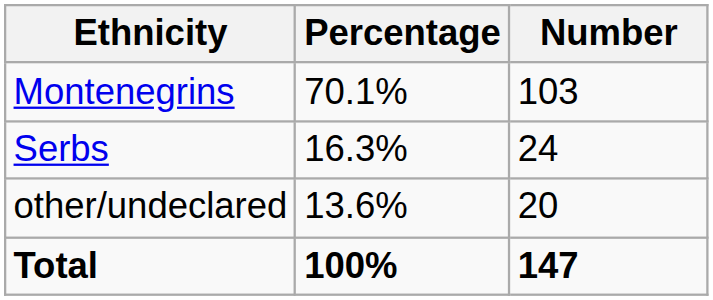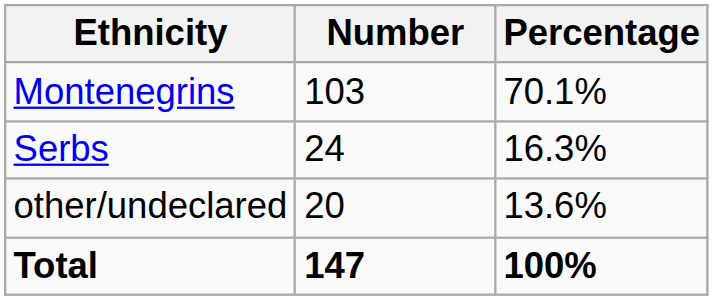columns swapped: (609, 33) <-> (403, 33)
